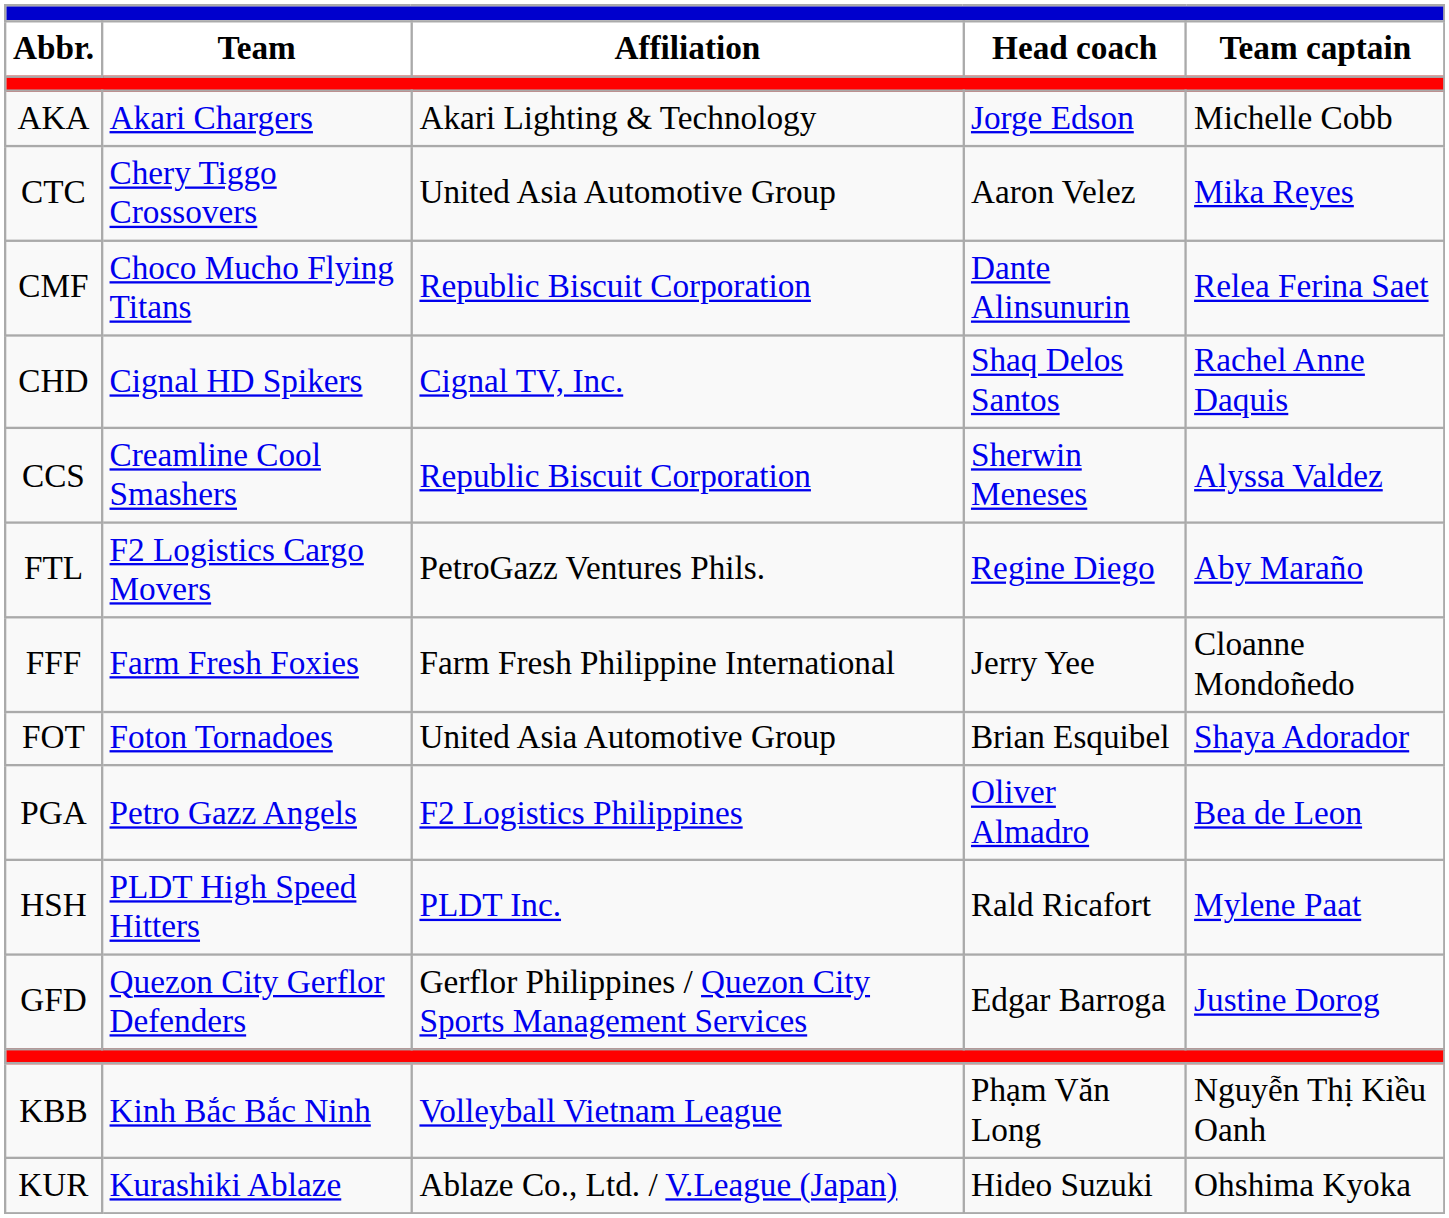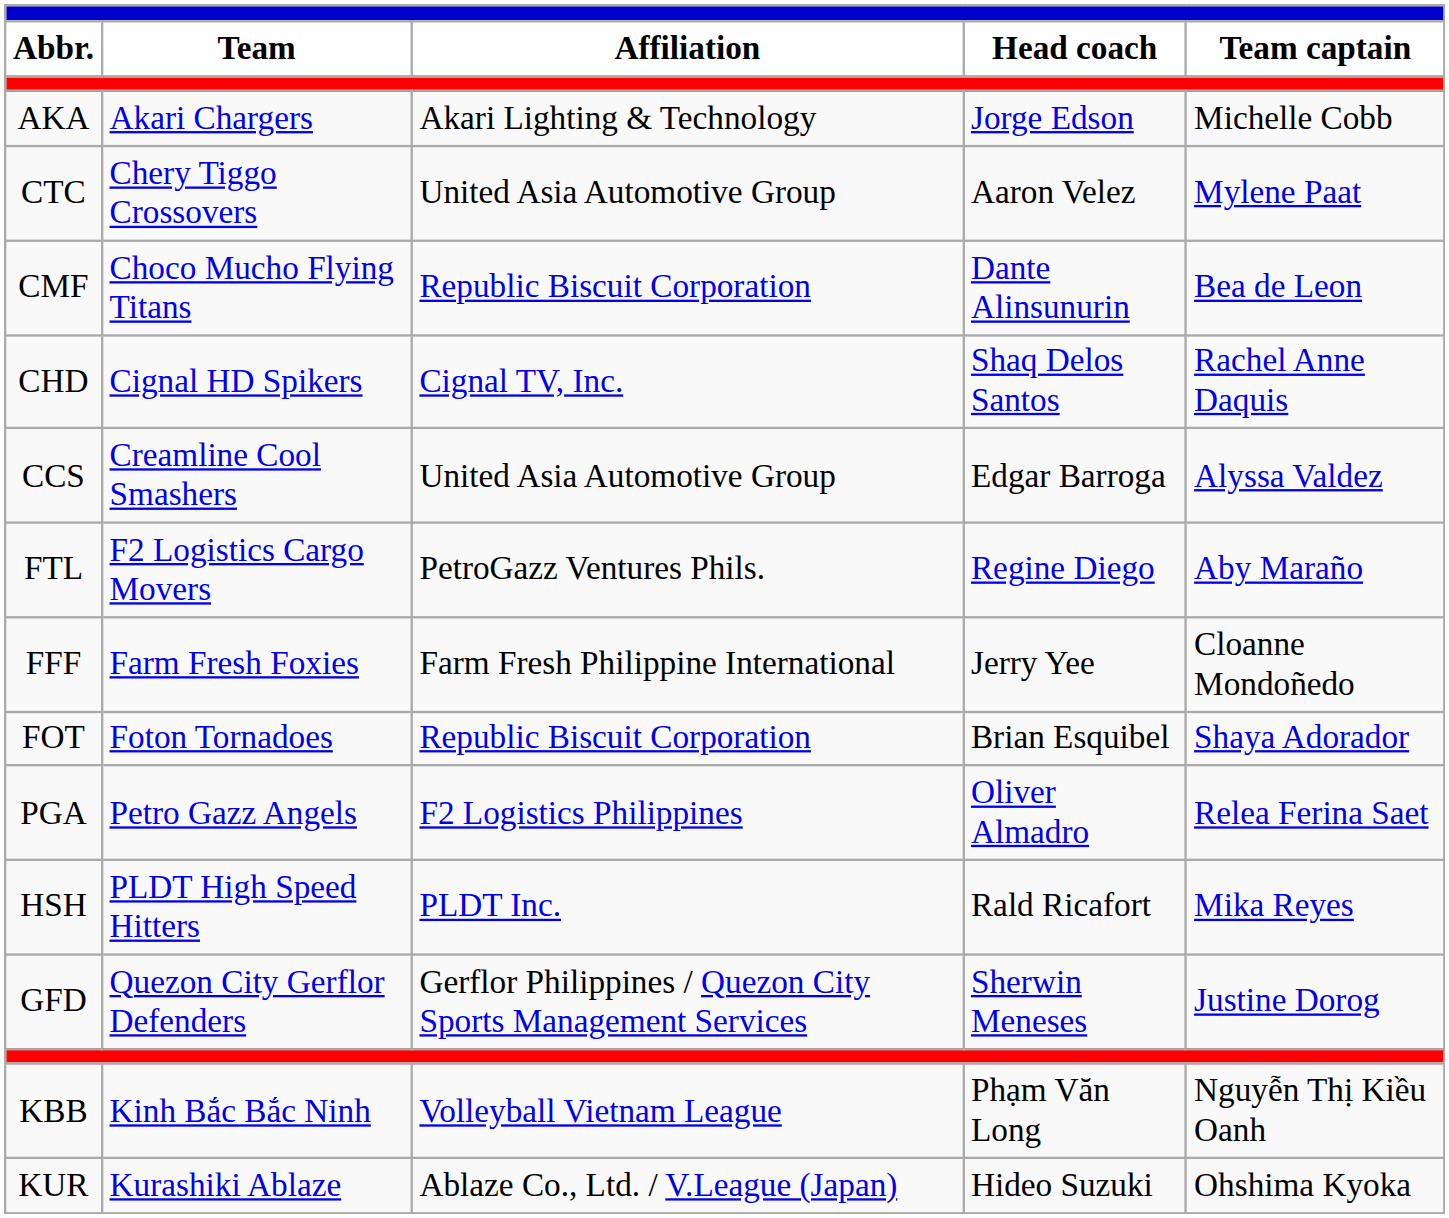(1274, 192) Mika Reyes -> (1278, 192) Mylene Paat
(1311, 286) Relea Ferina Saet -> (1278, 286) Bea de Leon
(615, 475) Republic Biscuit Corporation -> (628, 475) United Asia Automotive Group
(1029, 475) Sherwin Meneses -> (1068, 475) Edgar Barroga
(628, 738) United Asia Automotive Group -> (615, 738) Republic Biscuit Corporation
(1278, 812) Bea de Leon -> (1311, 812) Relea Ferina Saet
(1278, 906) Mylene Paat -> (1274, 906) Mika Reyes
(1068, 1000) Edgar Barroga -> (1029, 1000) Sherwin Meneses
